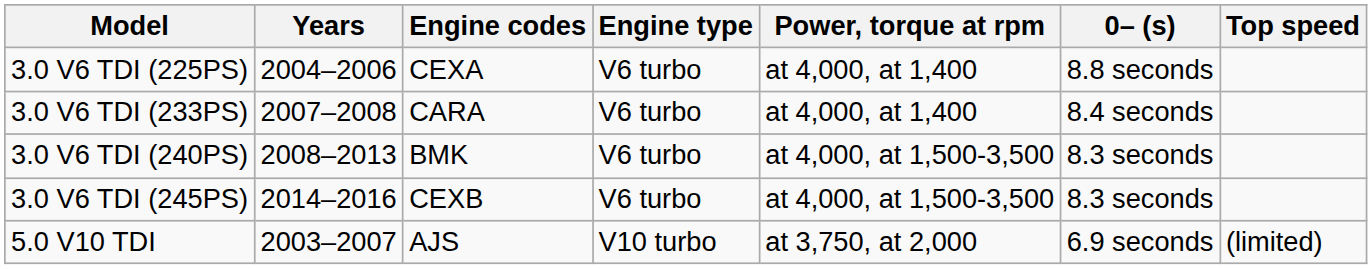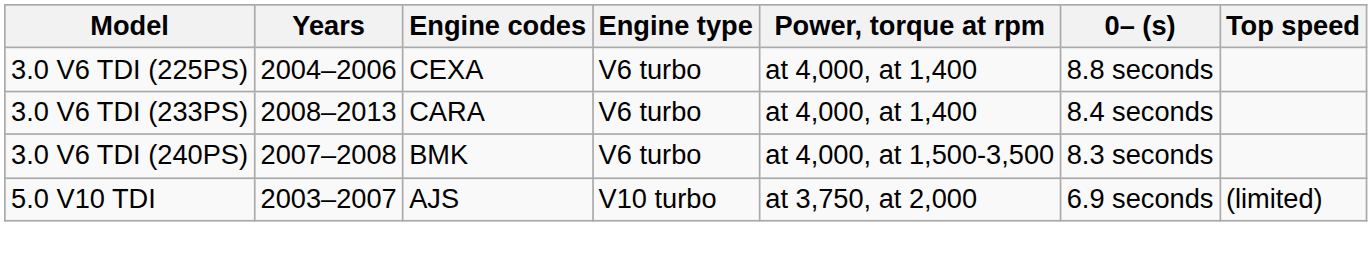(329, 112) 2007–2008 -> (329, 112) 2008–2013
(329, 155) 2008–2013 -> (329, 155) 2007–2008
- row: (130, 198)
